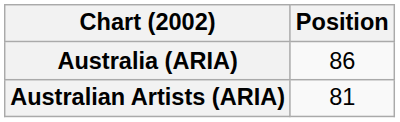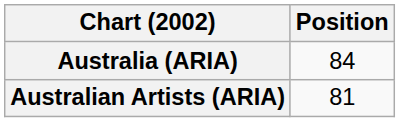(342, 60) 86 -> (342, 60) 84
